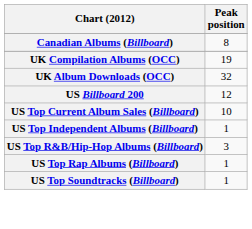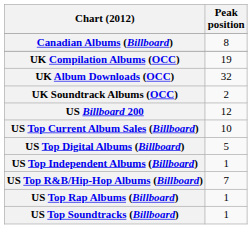+ row: (105, 94)
+ row: (105, 146)
(226, 146) 3 -> (226, 180) 7
